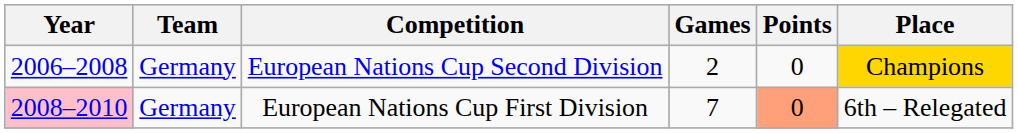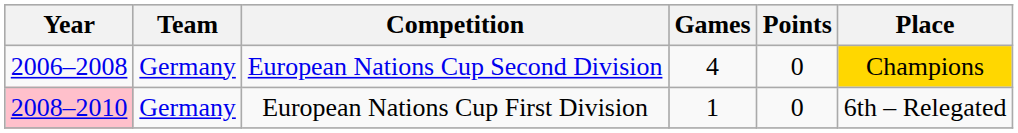(713, 66) 2 -> (713, 66) 4
(713, 107) 7 -> (713, 107) 1
(797, 107) lightsalmon background -> (797, 107) no background
